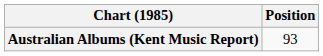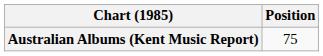(290, 39) 93 -> (290, 39) 75
